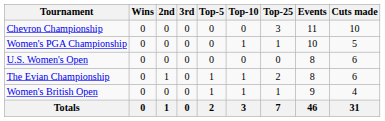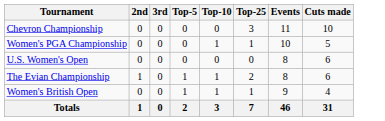- column: (143, 12)
